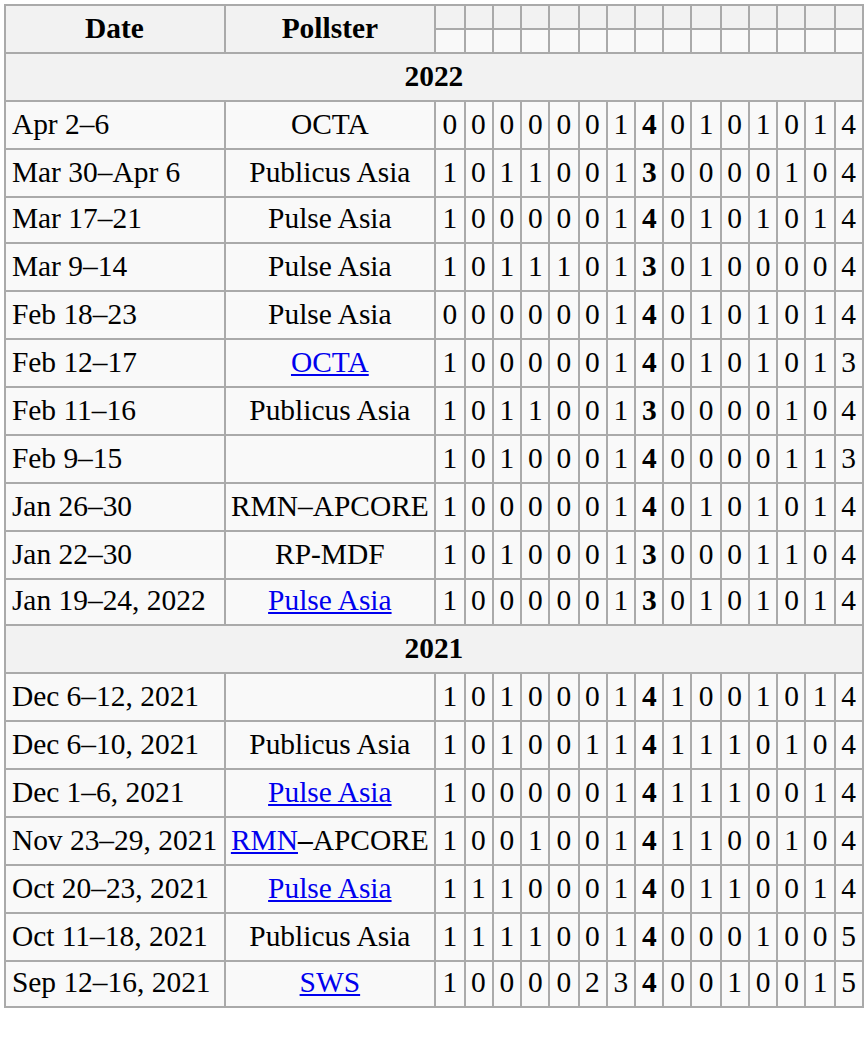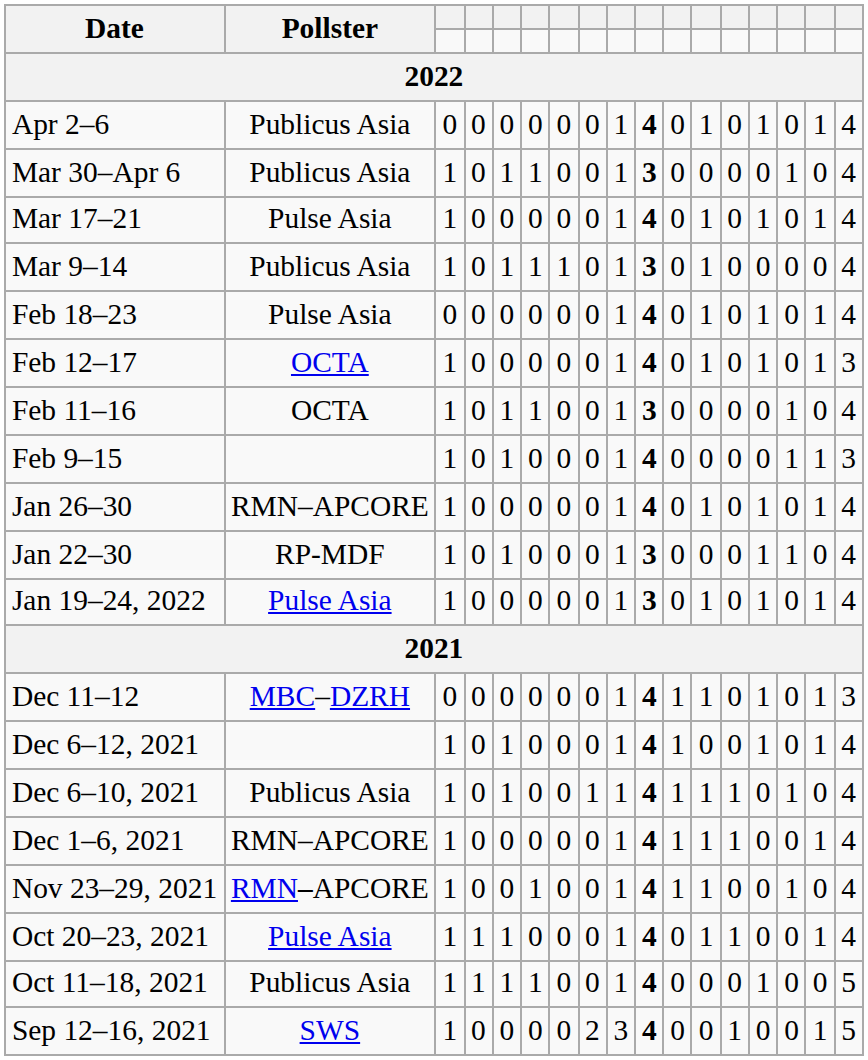(330, 123) OCTA -> (330, 123) Publicus Asia
(330, 266) Pulse Asia -> (330, 266) Publicus Asia
(330, 410) Publicus Asia -> (330, 410) OCTA
+ row: (76, 696)
(330, 792) Pulse Asia -> (330, 839) RMN–APCORE
